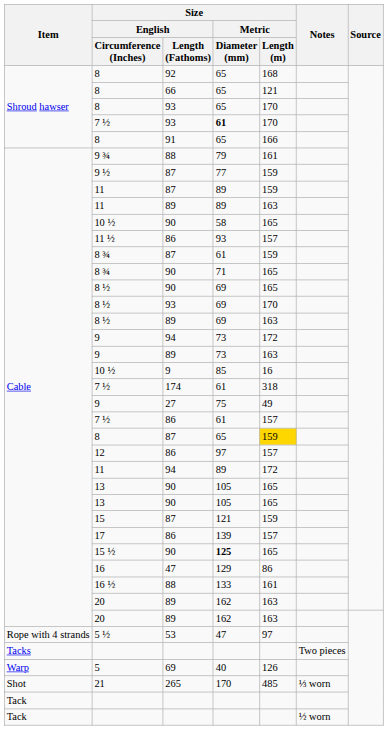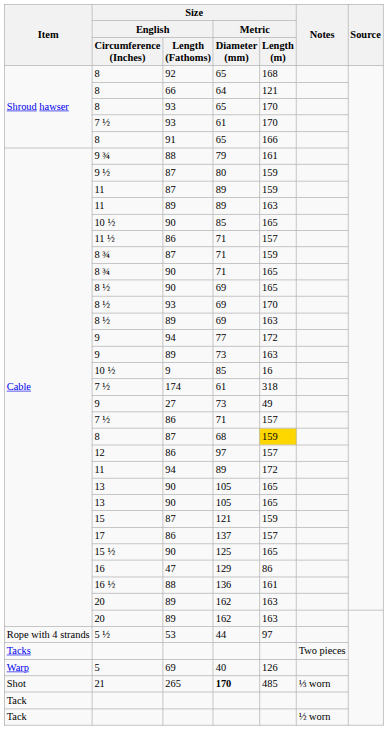(221, 90) 65 -> (221, 90) 64
(221, 123) bold -> (221, 123) normal
(221, 172) 77 -> (221, 172) 80
(221, 222) 58 -> (221, 222) 85
(221, 238) 93 -> (221, 238) 71
(221, 255) 61 -> (221, 255) 71
(221, 337) 73 -> (221, 337) 77
(221, 403) 75 -> (221, 403) 73
(221, 420) 61 -> (221, 420) 71
(221, 436) 65 -> (221, 436) 68
(223, 535) 139 -> (223, 535) 137
(223, 552) bold -> (223, 552) normal
(223, 585) 133 -> (223, 585) 136
(221, 634) 47 -> (221, 634) 44
(223, 684) normal -> (223, 684) bold
